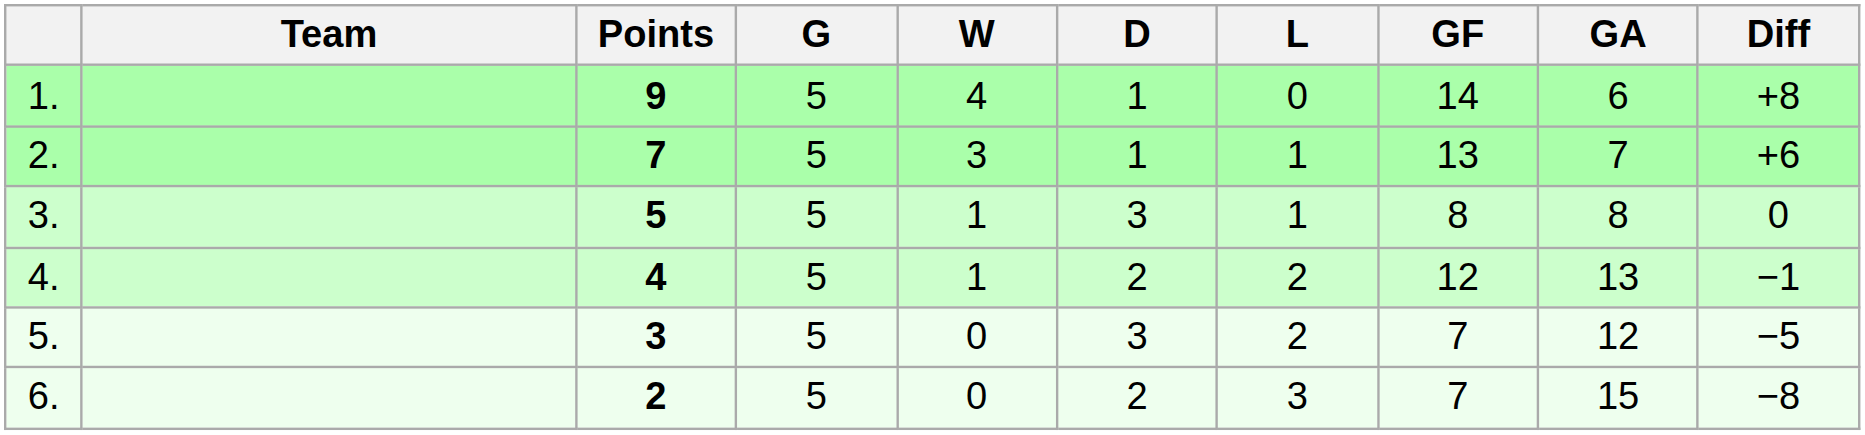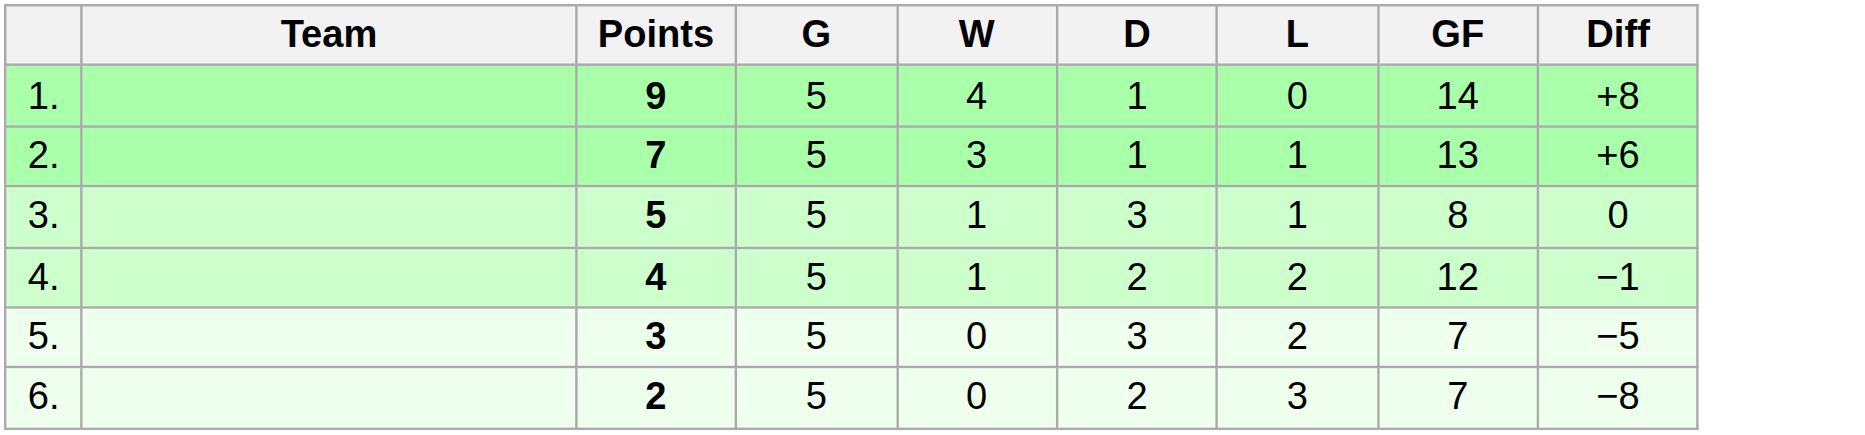- column: (1618, 34)
